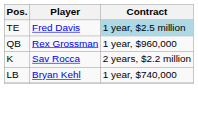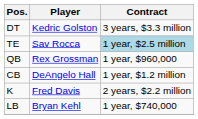+ row: (13, 28)
(56, 28) Fred Davis -> (56, 43) Sav Rocca
+ row: (13, 75)
(56, 59) Sav Rocca -> (56, 91) Fred Davis
